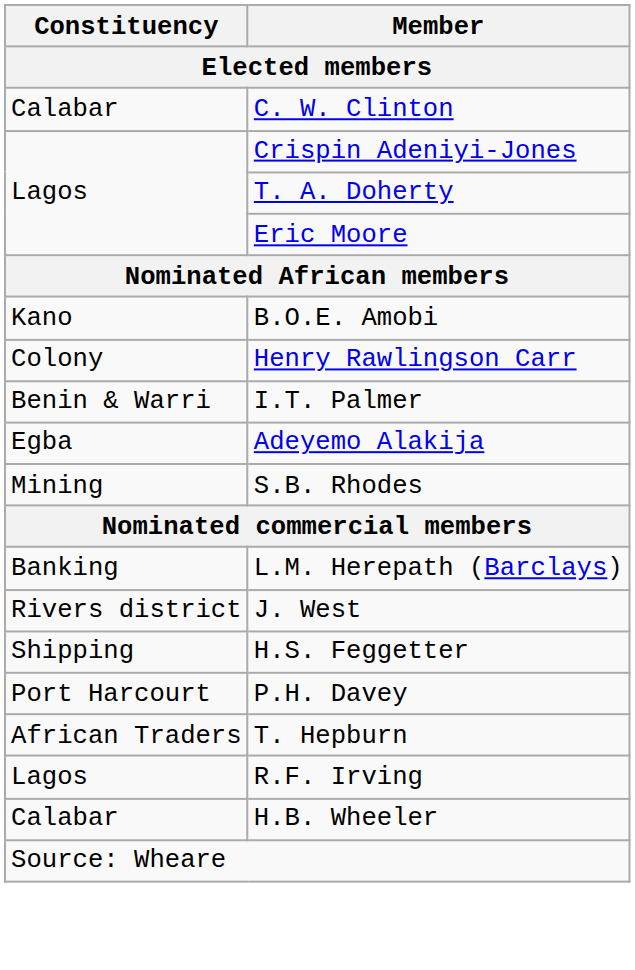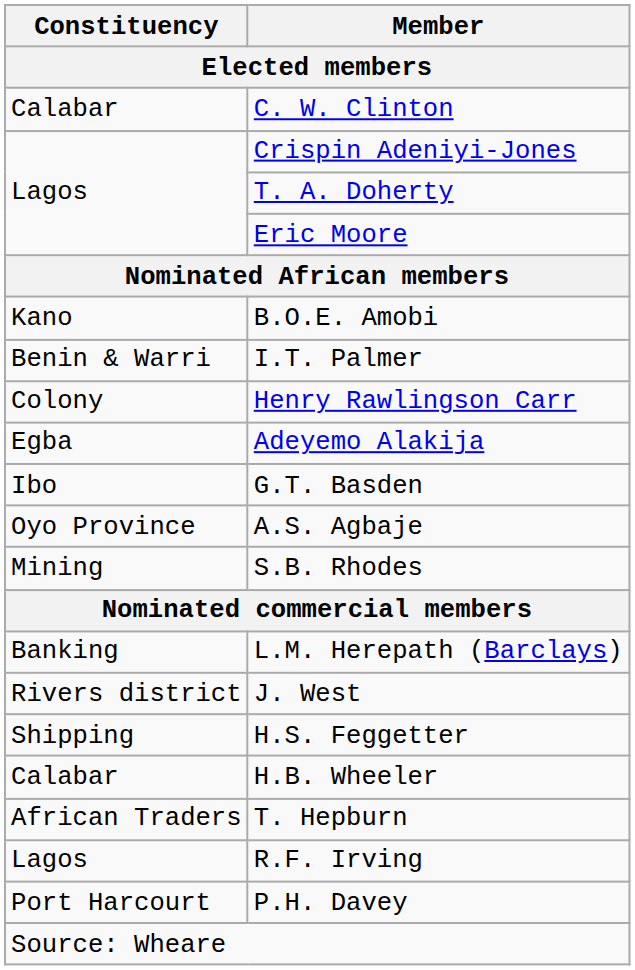rows swapped: (338, 402) <-> (415, 360)
+ row: (338, 485)
+ row: (338, 527)
rows swapped: (346, 819) <-> (331, 694)
